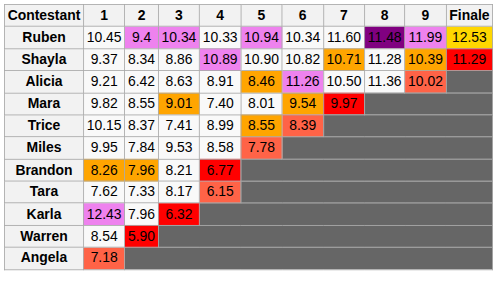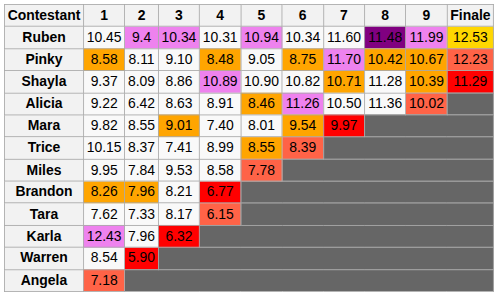(220, 37) 10.33 -> (220, 37) 10.31
+ row: (44, 59)
(142, 59) 8.34 -> (142, 81) 8.09
(104, 81) 9.21 -> (104, 103) 9.22
